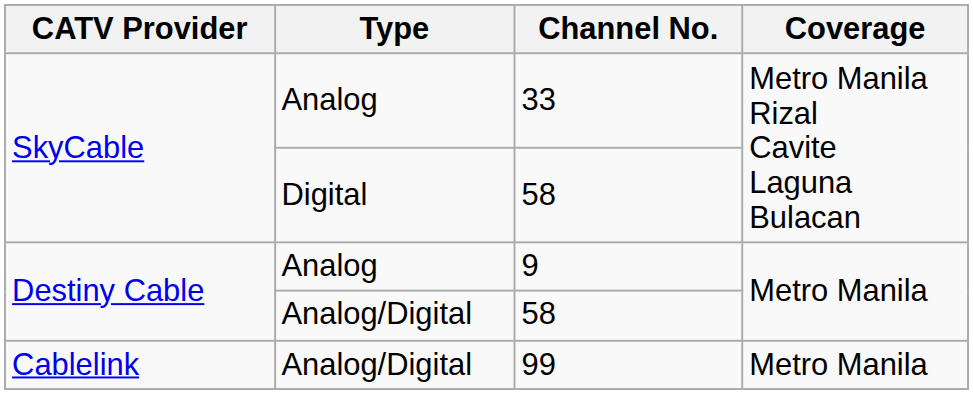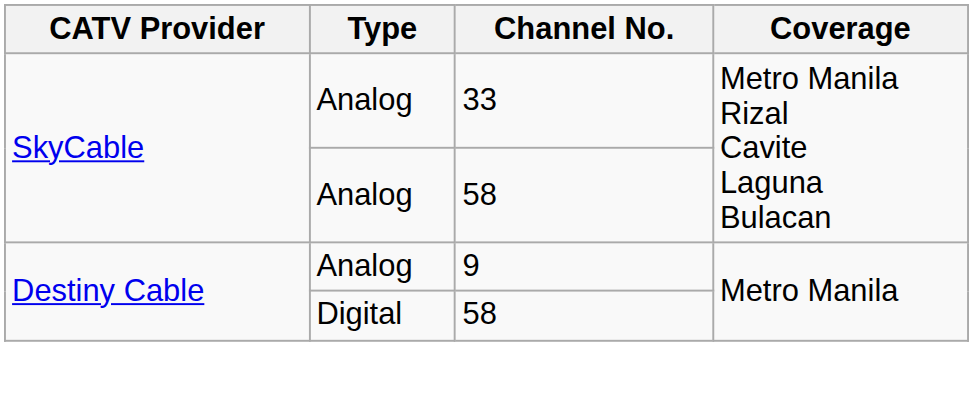(324, 194) Digital -> (365, 194) Analog
(377, 314) Analog/Digital -> (359, 314) Digital
- row: (76, 363)
